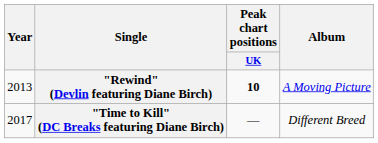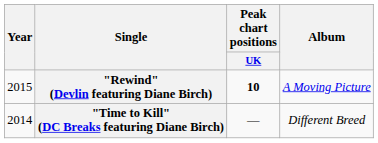(20, 86) 2013 -> (20, 86) 2015
(20, 120) 2017 -> (20, 120) 2014
